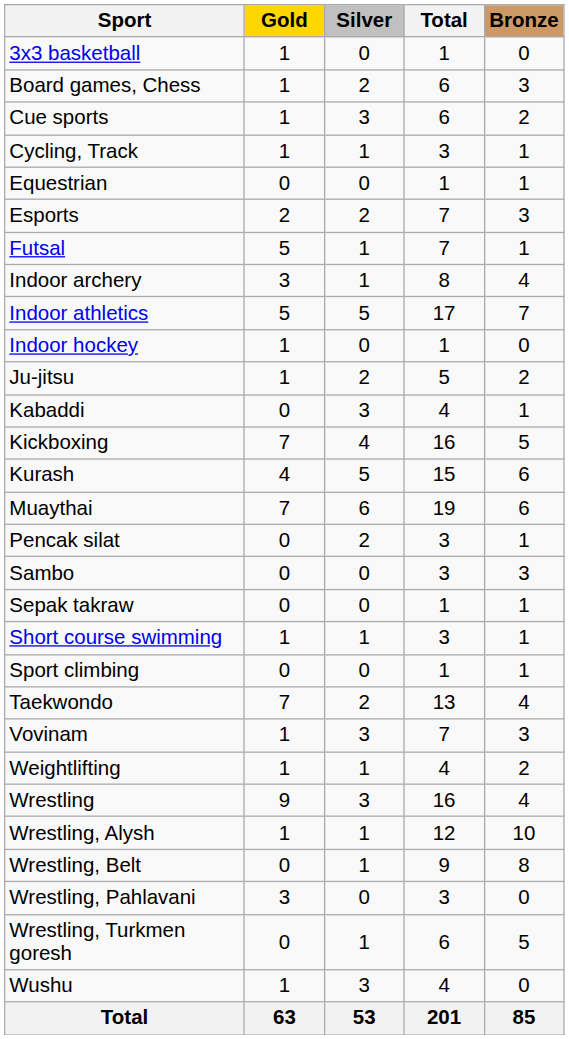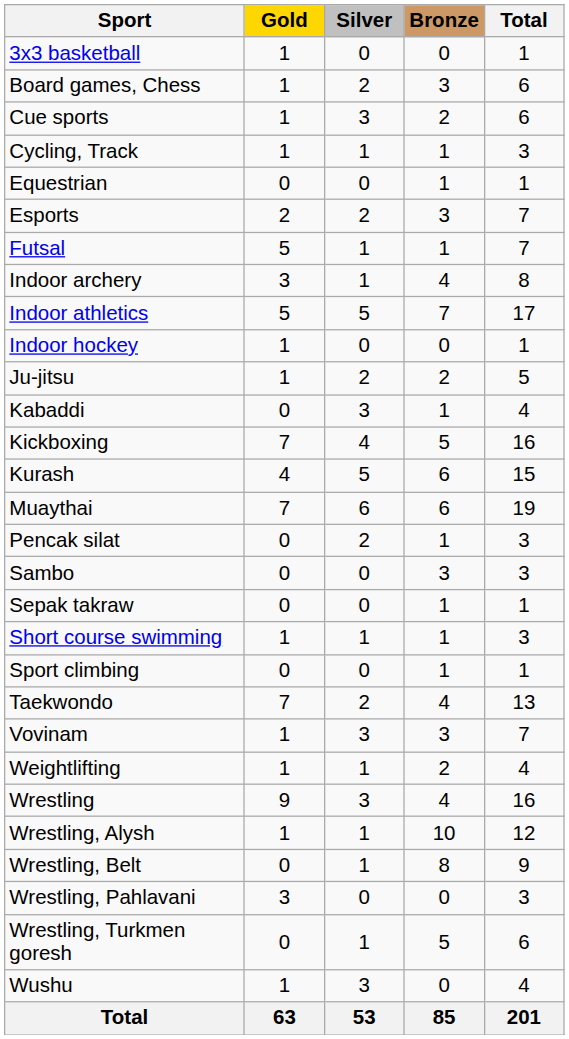columns swapped: (524, 20) <-> (444, 20)
